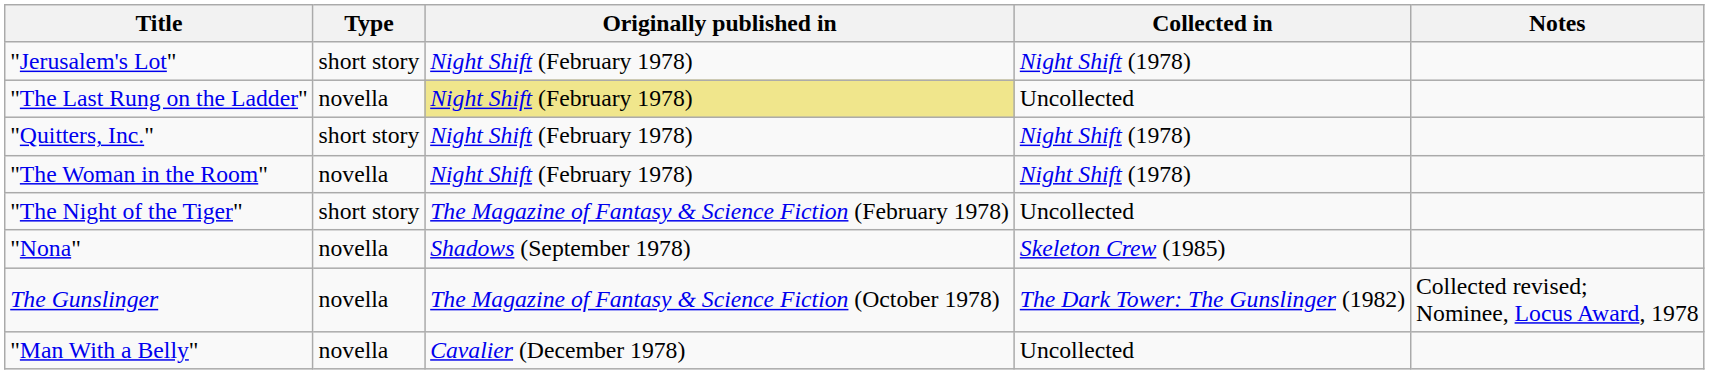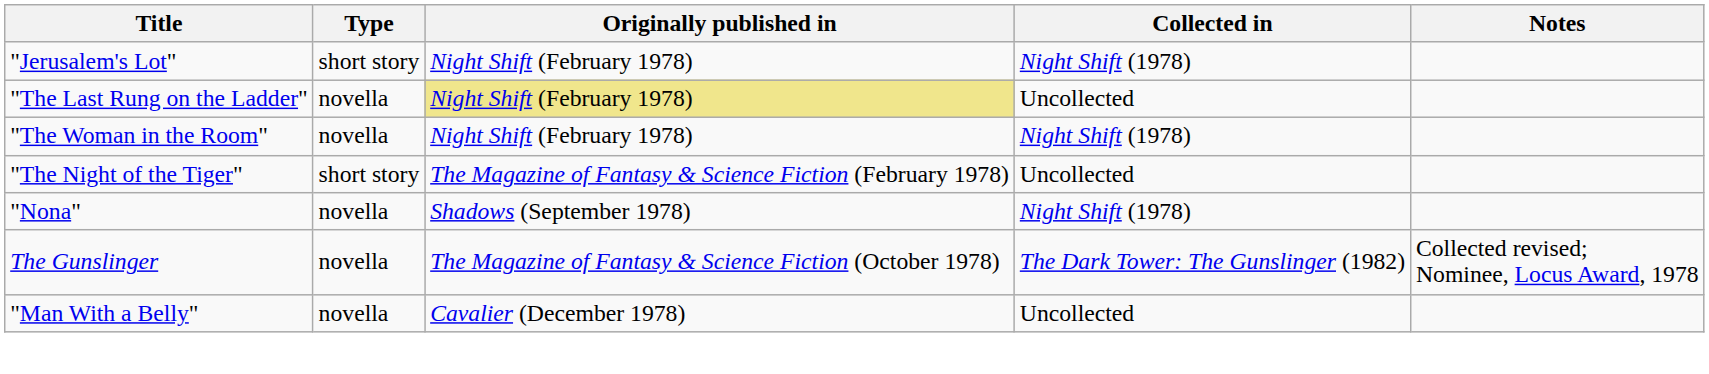- row: (82, 135)
(1123, 248) Skeleton Crew (1985) -> (1105, 211) Night Shift (1978)
